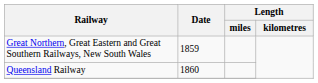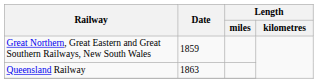(189, 70) 1860 -> (189, 70) 1863
